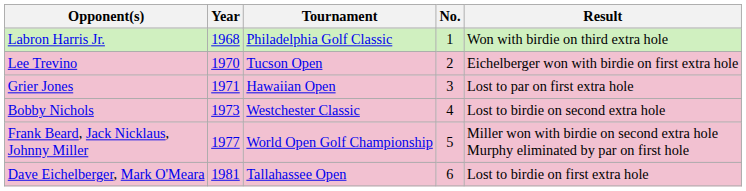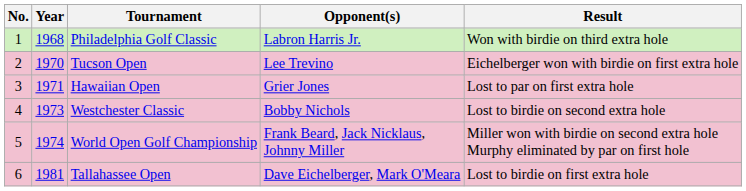columns swapped: (450, 16) <-> (106, 16)
(225, 142) 1977 -> (50, 142) 1974
